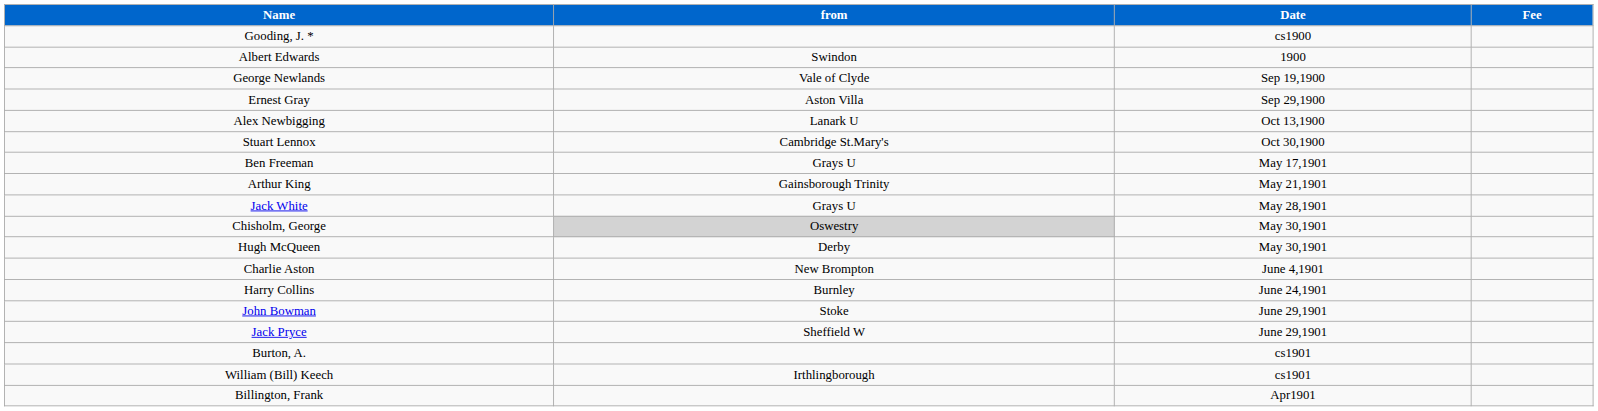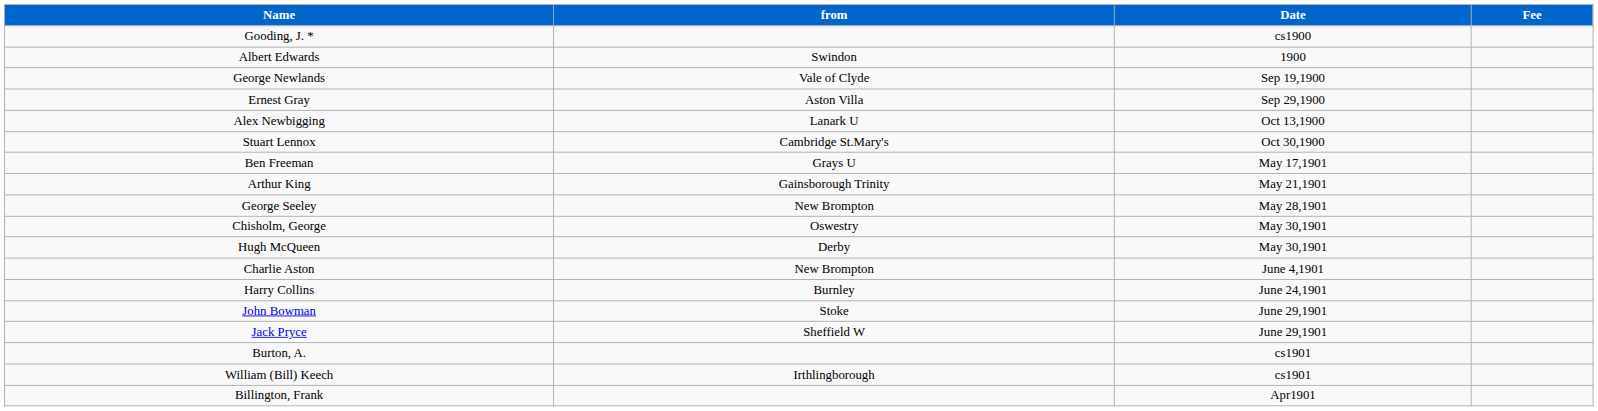+ row: (279, 205)
- row: (279, 205)
(834, 226) lightgrey background -> (834, 226) no background
